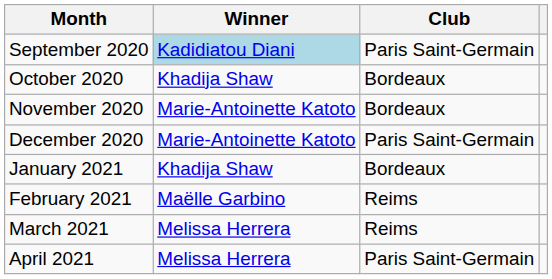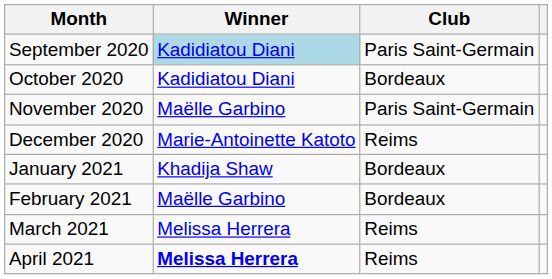(215, 79) Khadija Shaw -> (226, 79) Kadidiatou Diani
(256, 109) Marie-Antoinette Katoto -> (221, 109) Maëlle Garbino
(405, 109) Bordeaux -> (449, 109) Paris Saint-Germain
(449, 139) Paris Saint-Germain -> (391, 139) Reims
(391, 199) Reims -> (405, 199) Bordeaux
(224, 259) normal -> (228, 259) bold
(449, 259) Paris Saint-Germain -> (391, 259) Reims
